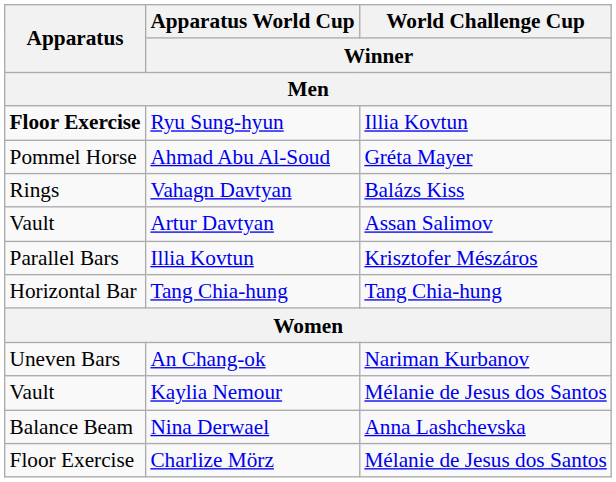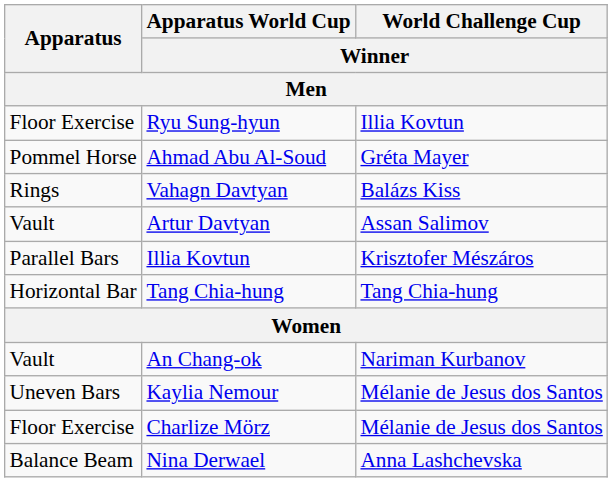(75, 122) bold -> (72, 122) normal
(65, 358) Uneven Bars -> (32, 358) Vault
(32, 392) Vault -> (65, 392) Uneven Bars
rows swapped: (210, 426) <-> (212, 460)
